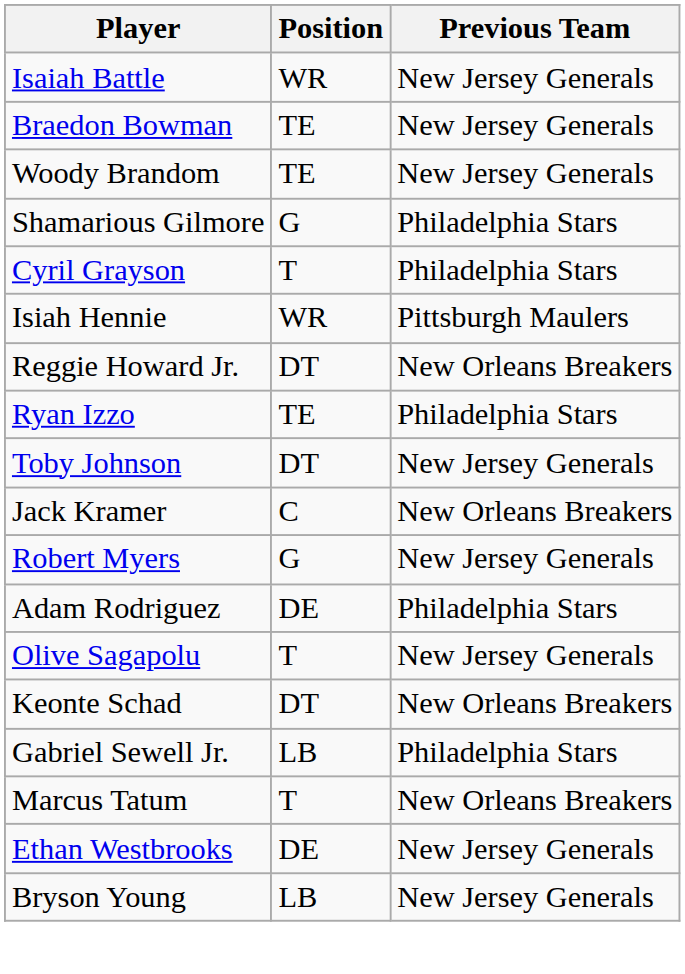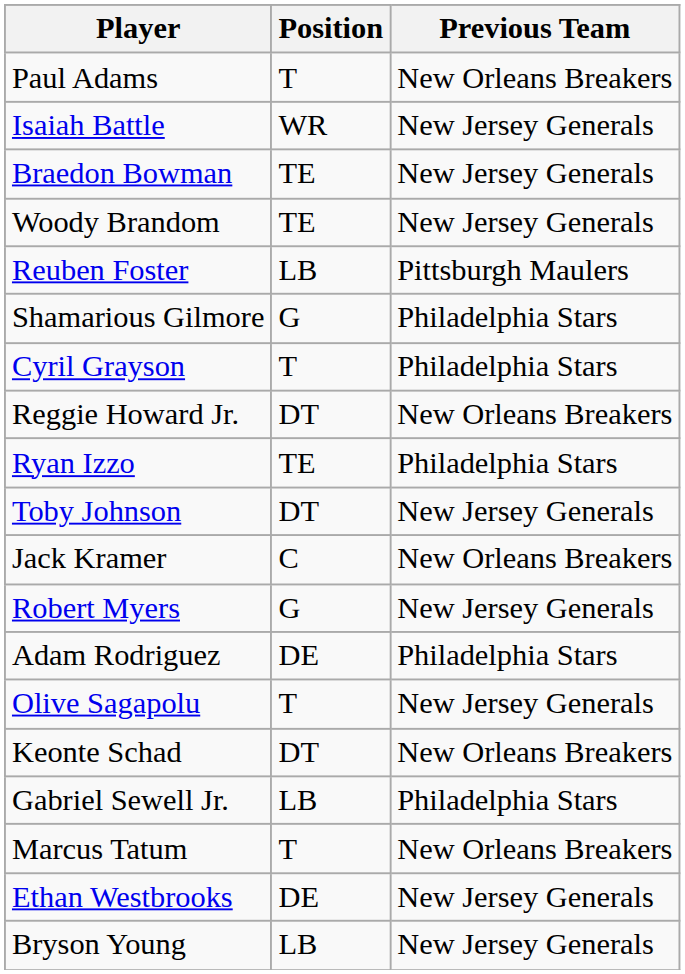+ row: (85, 76)
+ row: (100, 269)
- row: (89, 317)
